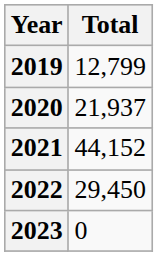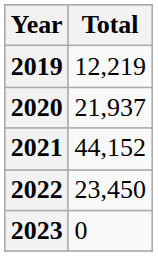(110, 66) 12,799 -> (110, 66) 12,219
(110, 189) 29,450 -> (110, 189) 23,450
